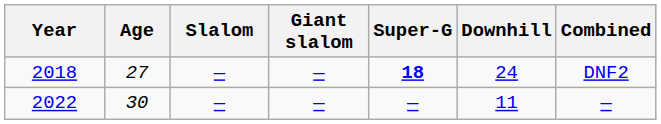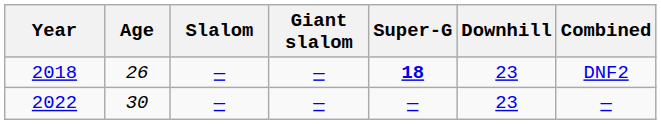(137, 73) 27 -> (137, 73) 26
(507, 73) 24 -> (507, 73) 23
(507, 103) 11 -> (507, 103) 23
